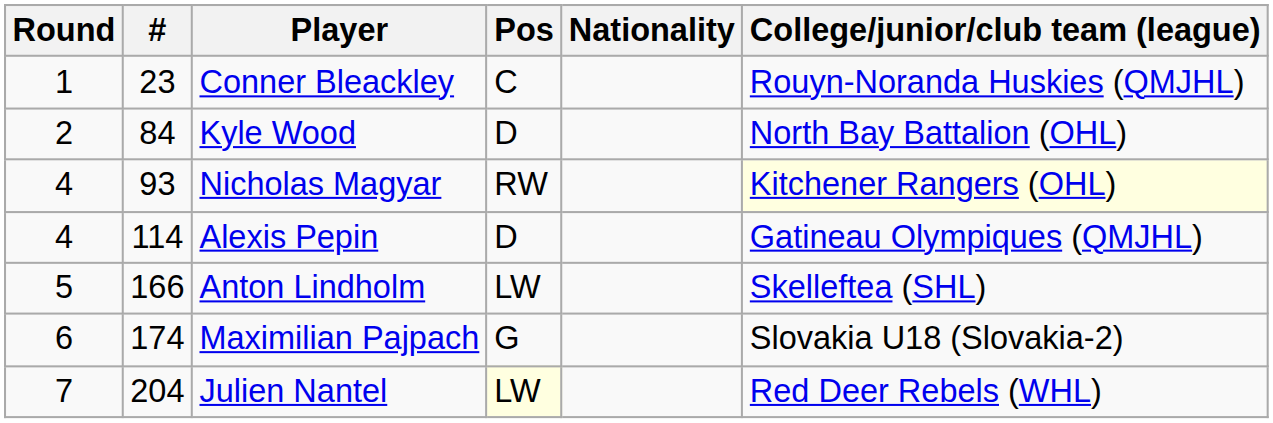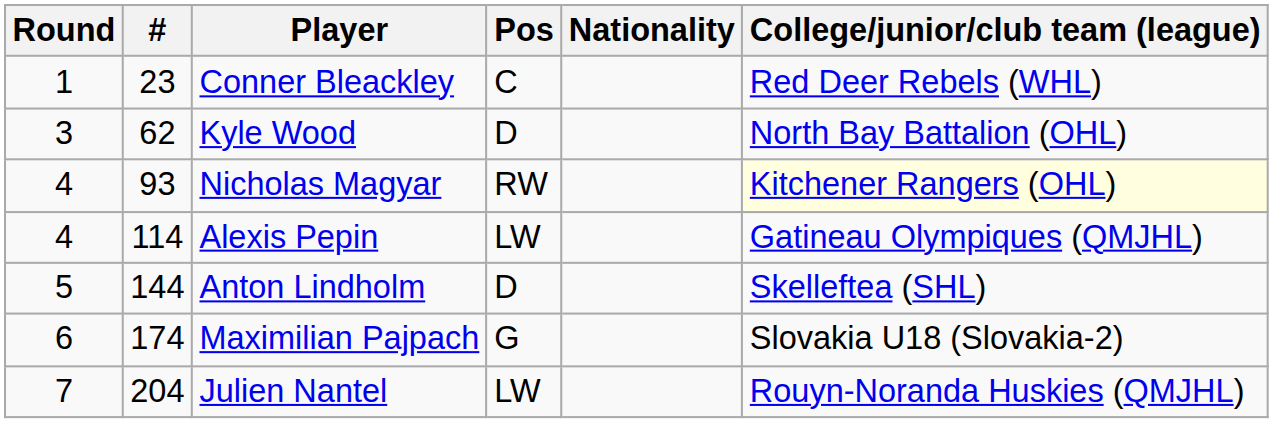(997, 81) Rouyn-Noranda Huskies (QMJHL) -> (926, 81) Red Deer Rebels (WHL)
(64, 133) 2 -> (64, 133) 3
(157, 133) 84 -> (157, 133) 62
(506, 236) D -> (517, 236) LW
(157, 287) 166 -> (157, 287) 144
(517, 287) LW -> (506, 287) D
(517, 390) lightyellow background -> (517, 390) no background
(926, 390) Red Deer Rebels (WHL) -> (997, 390) Rouyn-Noranda Huskies (QMJHL)
